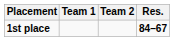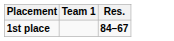- column: (117, 12)
